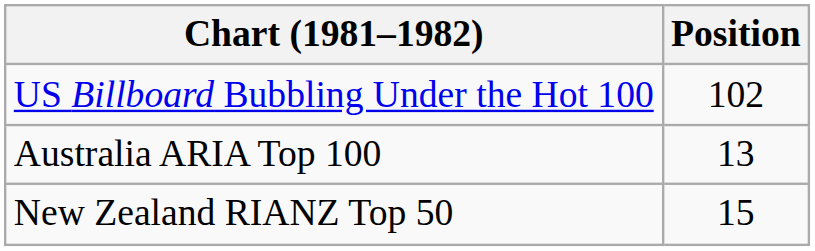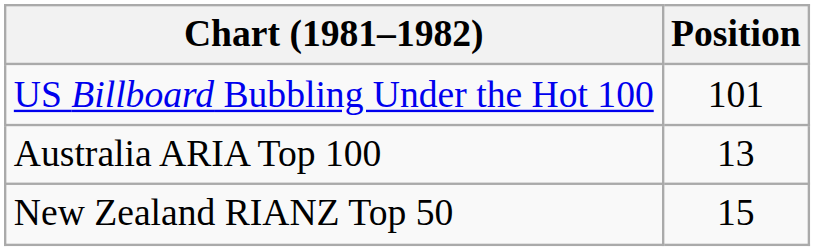(736, 93) 102 -> (736, 93) 101
